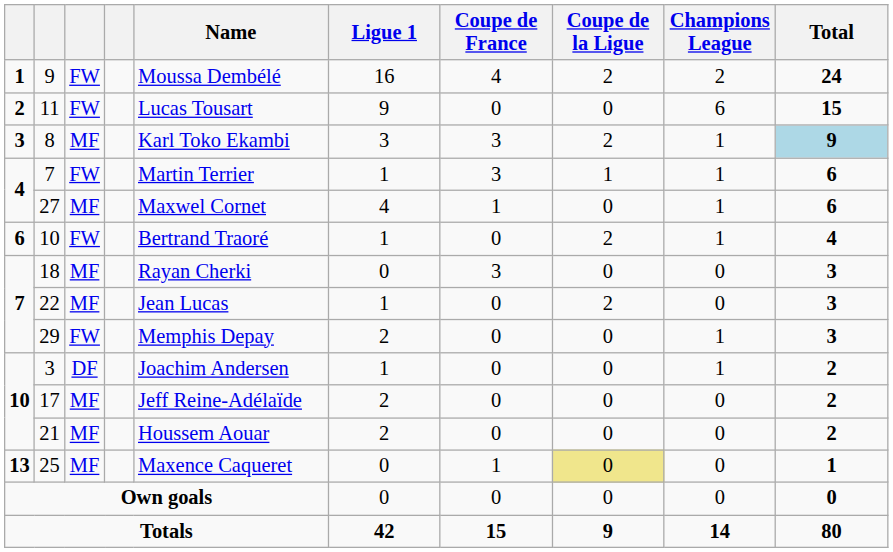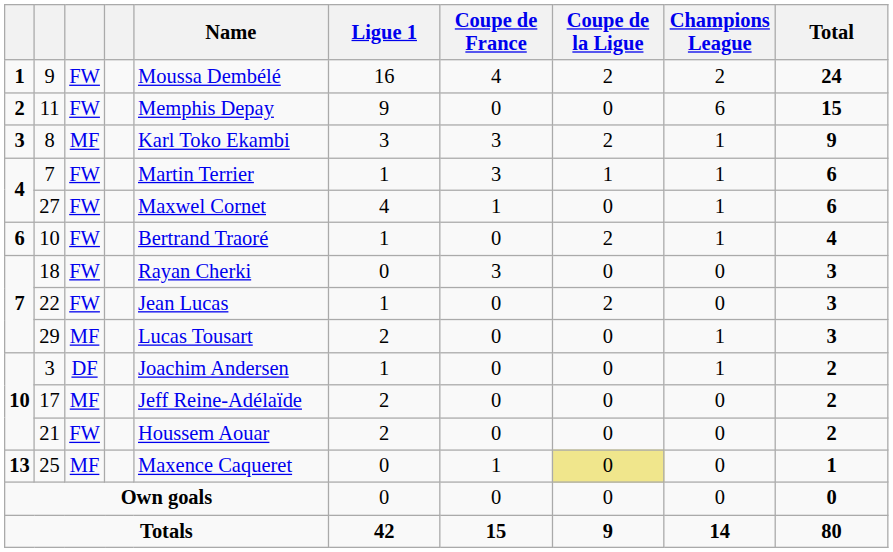(195, 108) Lucas Tousart -> (206, 108) Memphis Depay
(832, 141) lightblue background -> (832, 141) no background
(85, 206) MF -> (85, 206) FW
(85, 271) MF -> (85, 271) FW
(85, 303) MF -> (85, 303) FW
(85, 336) FW -> (85, 336) MF
(206, 336) Memphis Depay -> (195, 336) Lucas Tousart
(85, 433) MF -> (85, 433) FW
